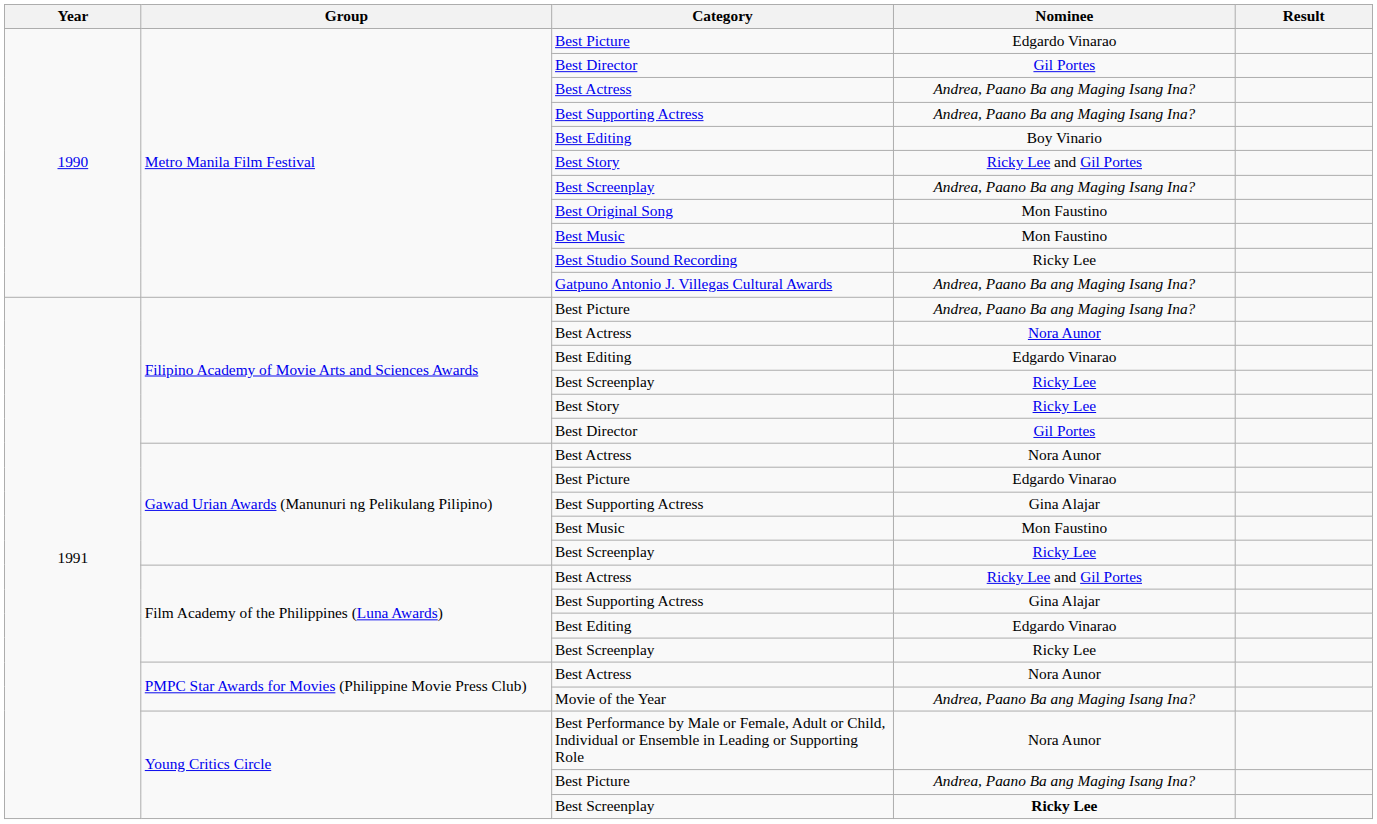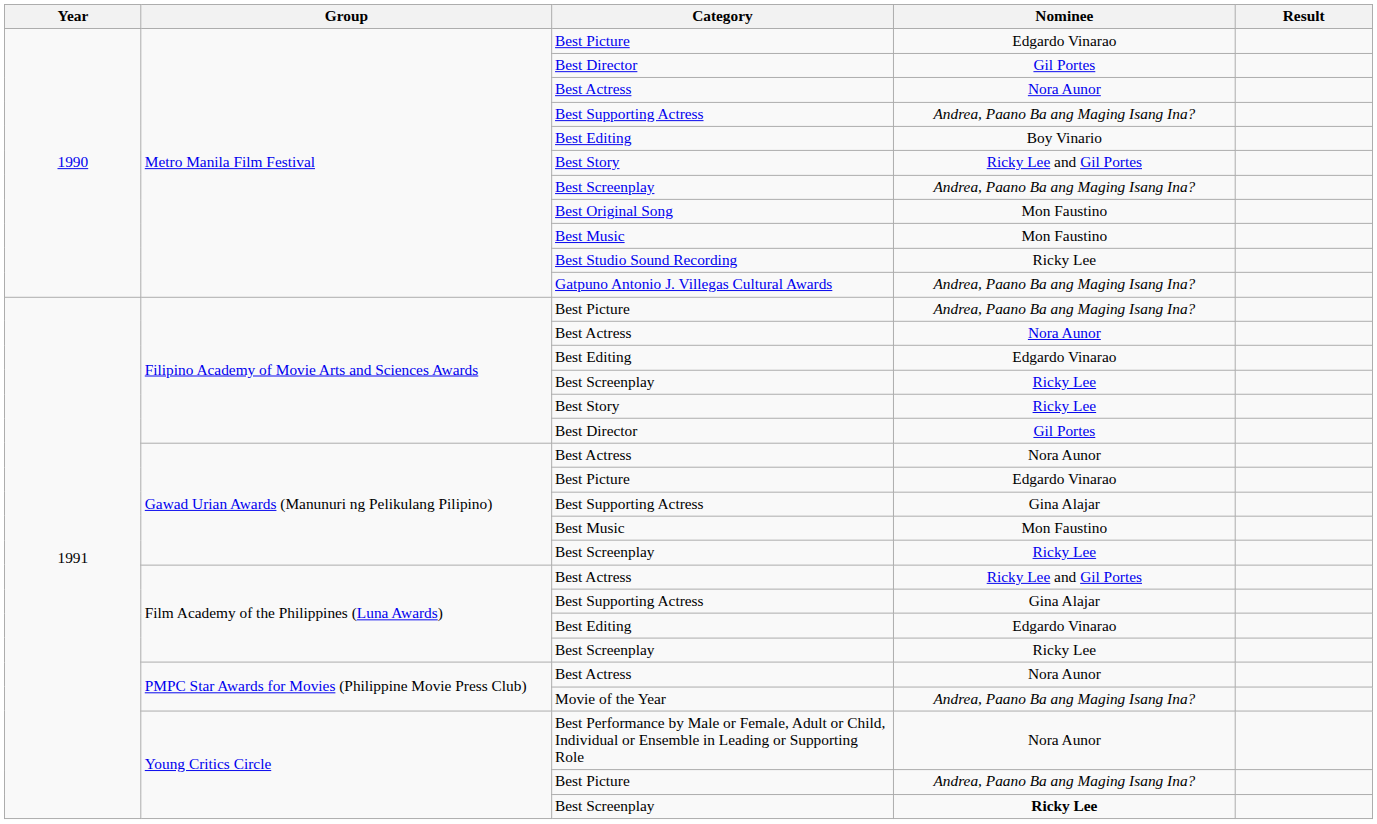(1064, 89) Andrea, Paano Ba ang Maging Isang Ina? -> (1064, 89) Nora Aunor
